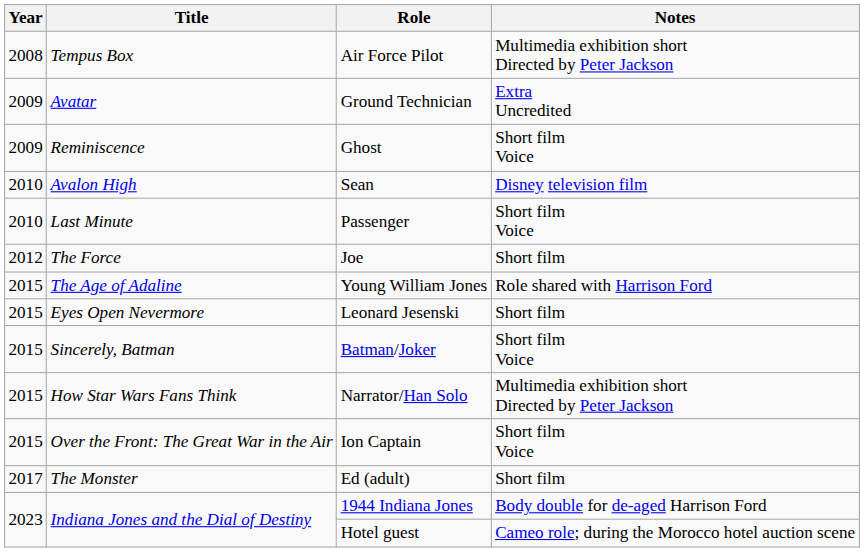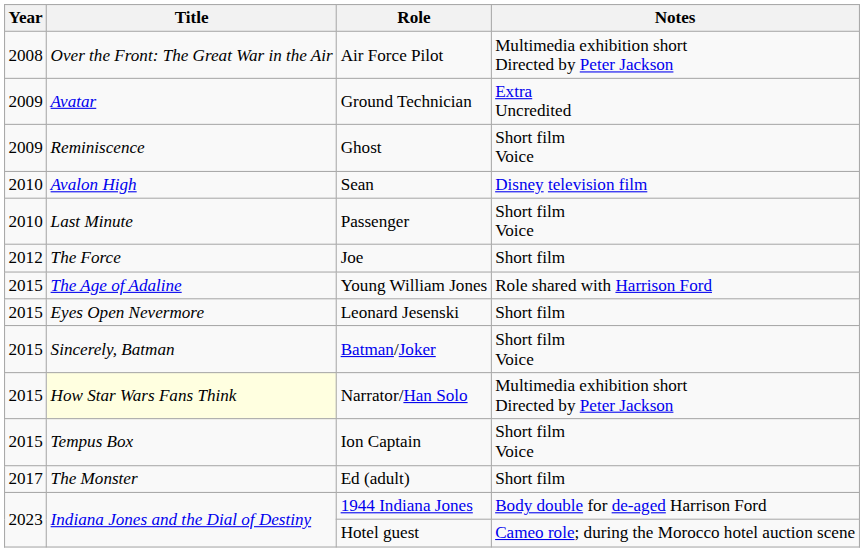(92, 54) Tempus Box -> (192, 54) Over the Front: The Great War in the Air
(144, 395) no background -> (144, 395) lightyellow background
(192, 441) Over the Front: The Great War in the Air -> (92, 441) Tempus Box
